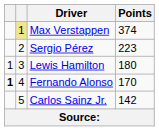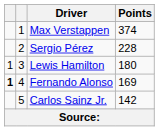(21, 30) khaki background -> (21, 30) no background
(127, 47) 223 -> (127, 47) 228
(127, 82) 170 -> (127, 82) 169
